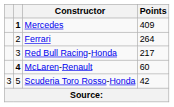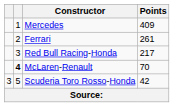(18, 25) bold -> (18, 25) normal
(147, 39) 264 -> (147, 39) 261
(145, 67) 60 -> (145, 67) 70
